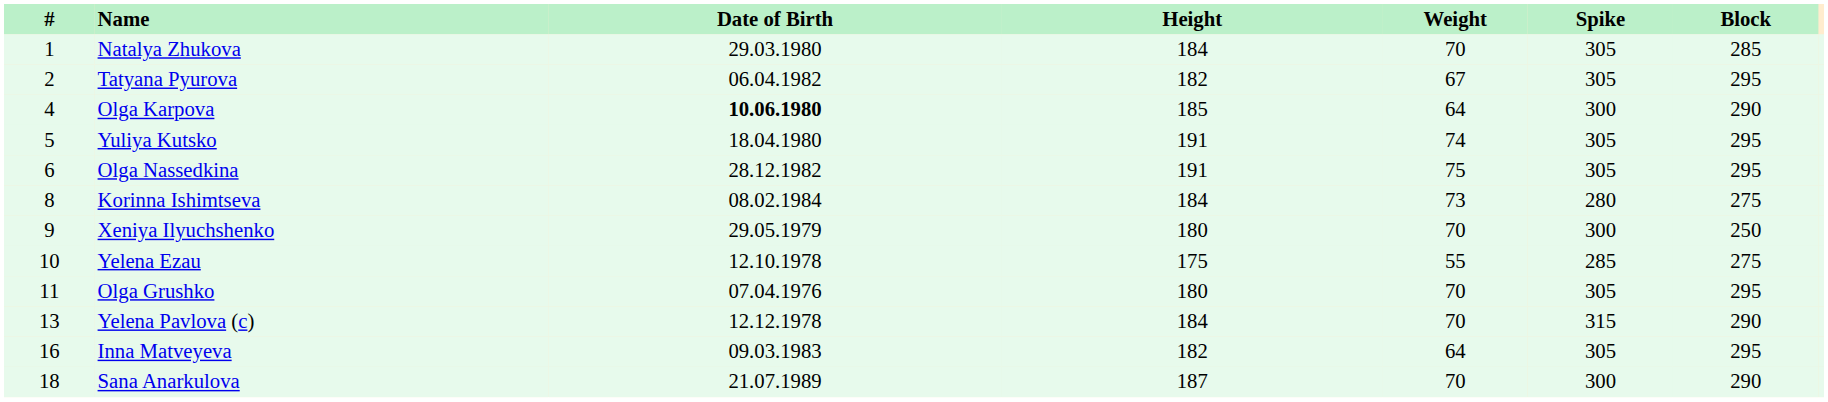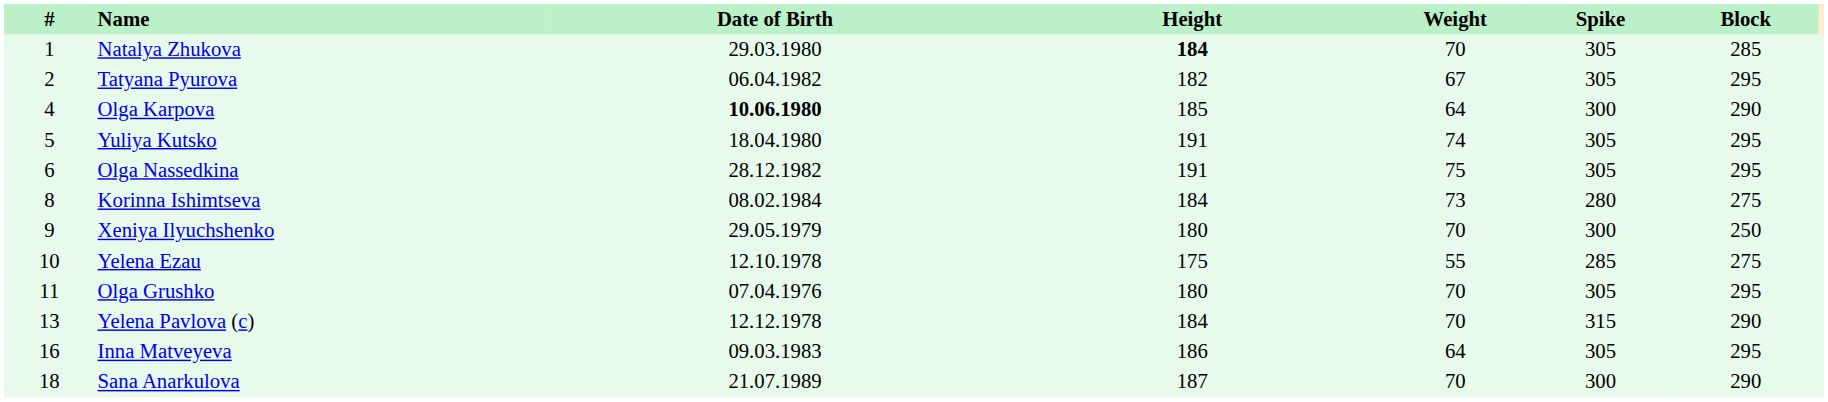(1192, 49) normal -> (1192, 49) bold
(1192, 351) 182 -> (1192, 351) 186
